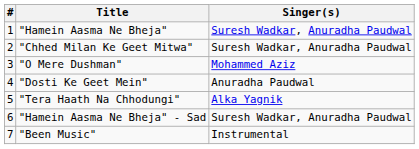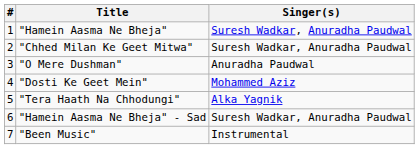(253, 65) Mohammed Aziz -> (263, 65) Anuradha Paudwal
(263, 83) Anuradha Paudwal -> (253, 83) Mohammed Aziz
